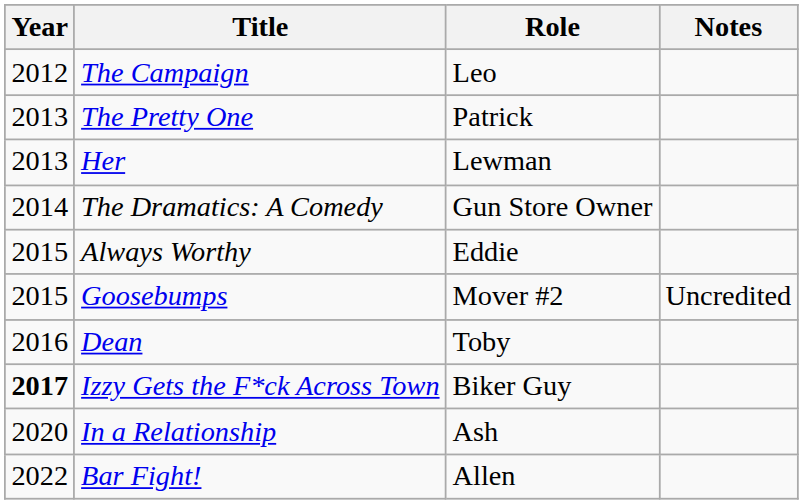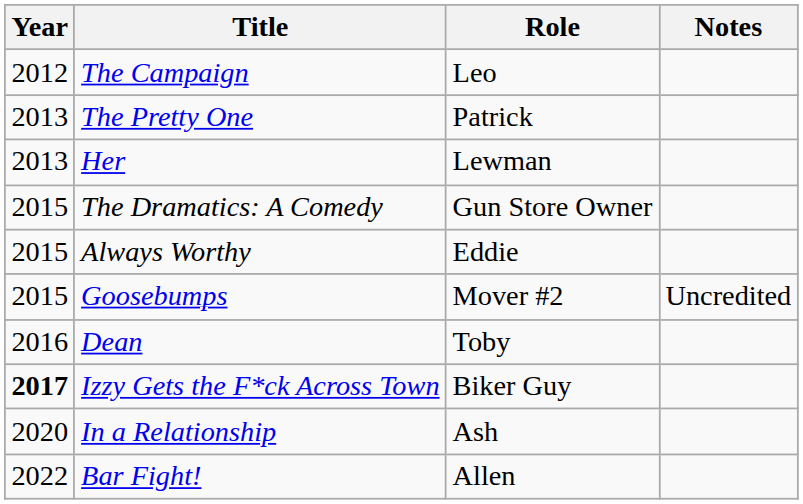(40, 206) 2014 -> (40, 206) 2015
